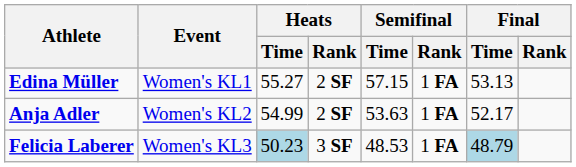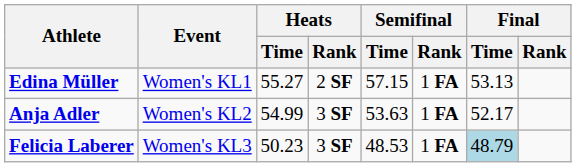(334, 114) 2 SF -> (334, 114) 3 SF
(282, 145) lightblue background -> (282, 145) no background
